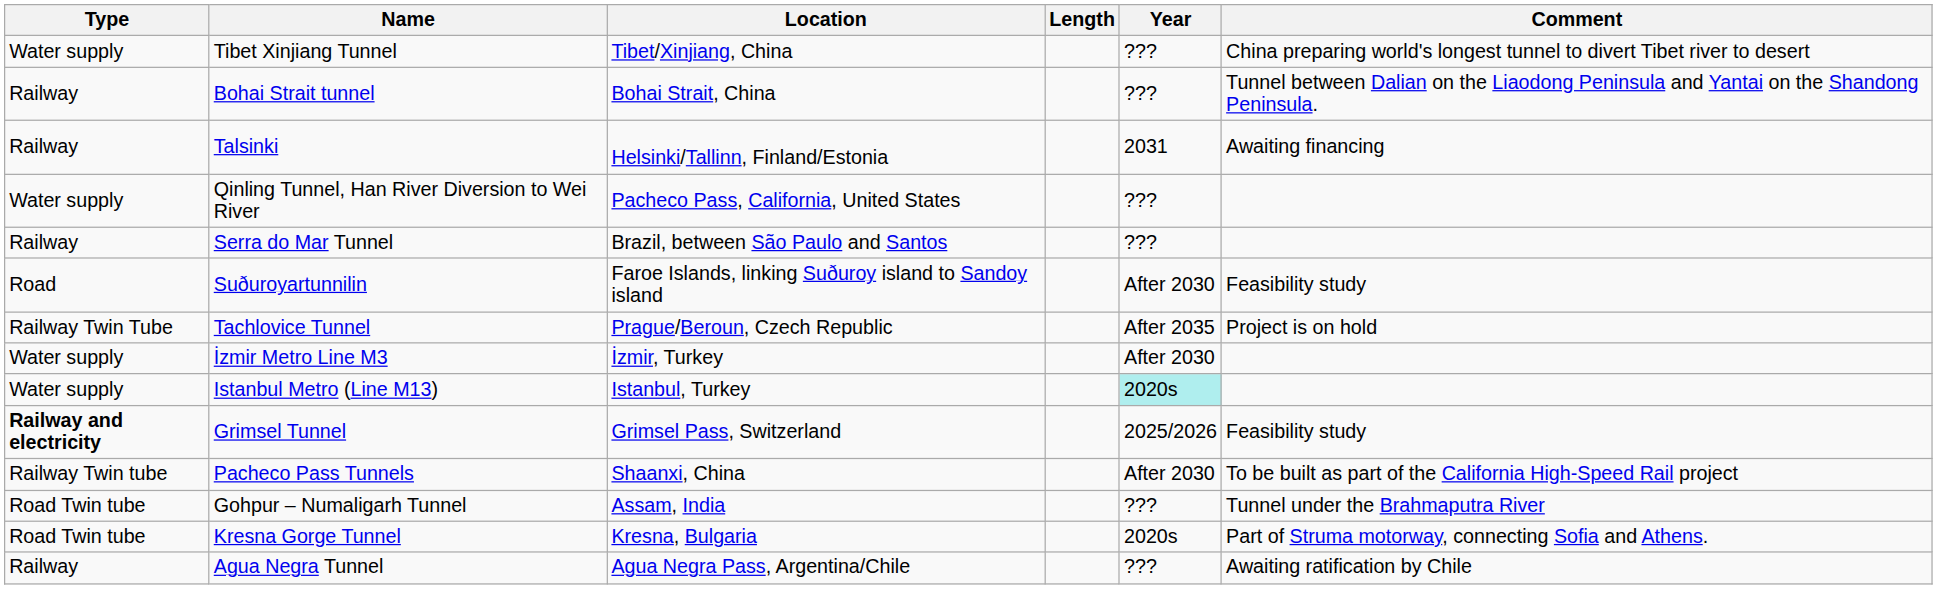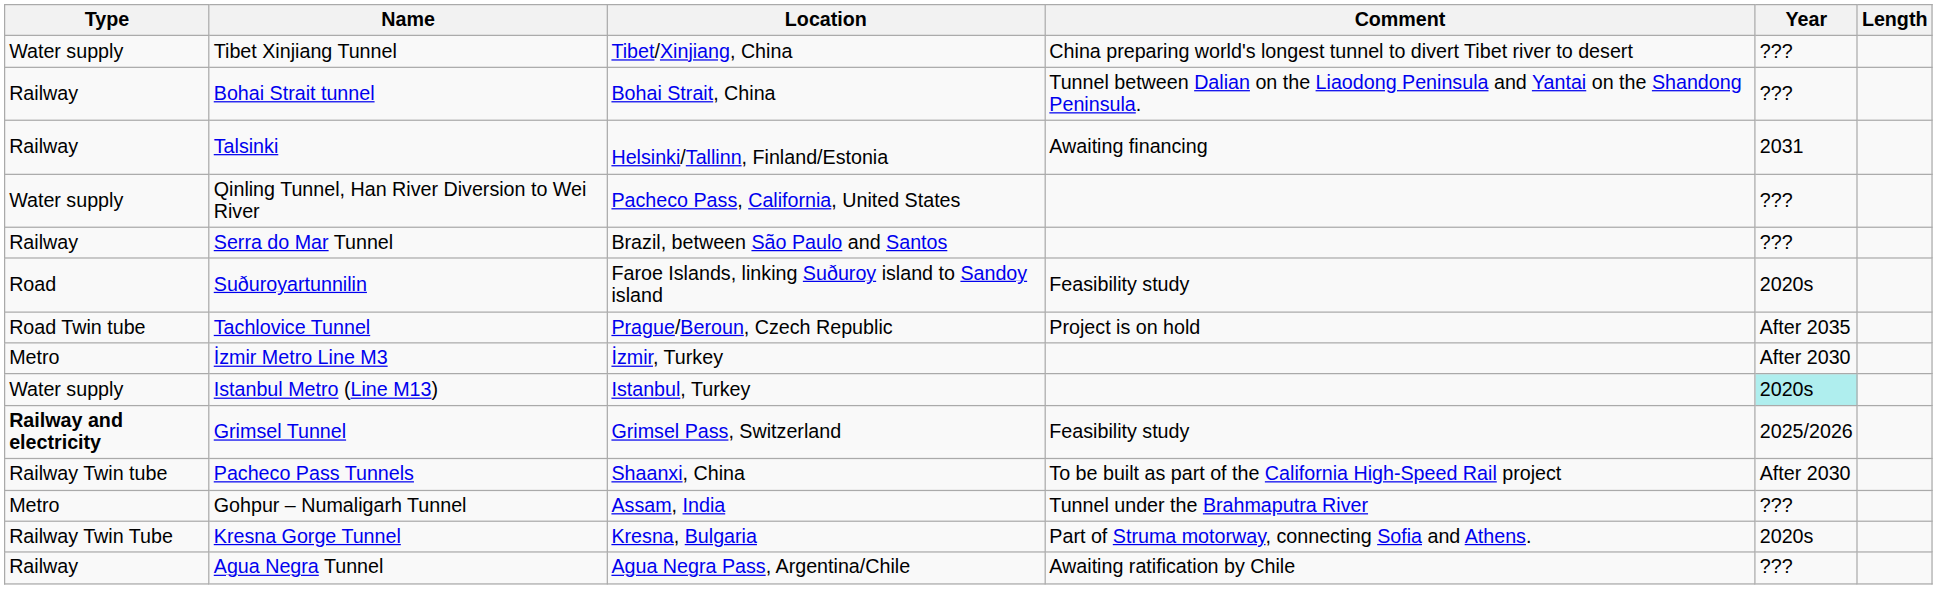columns swapped: (1082, 20) <-> (1577, 20)
(1169, 284) After 2030 -> (1787, 284) 2020s
(91, 327) Railway Twin Tube -> (77, 327) Road Twin tube
(66, 358) Water supply -> (34, 358) Metro
(77, 505) Road Twin tube -> (34, 505) Metro
(77, 536) Road Twin tube -> (91, 536) Railway Twin Tube
